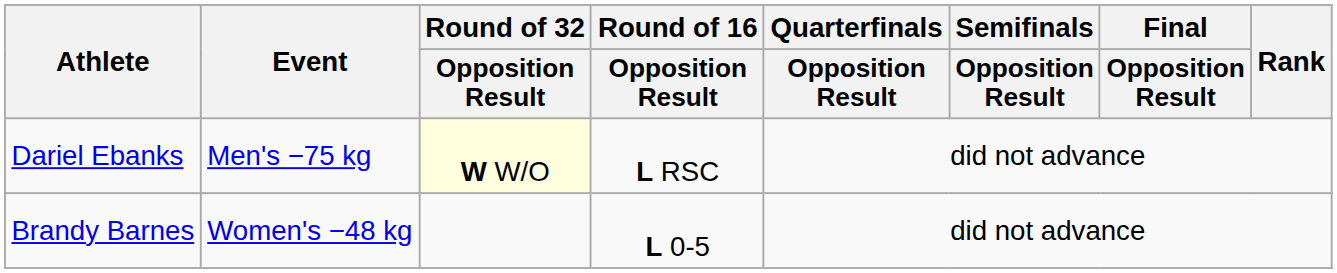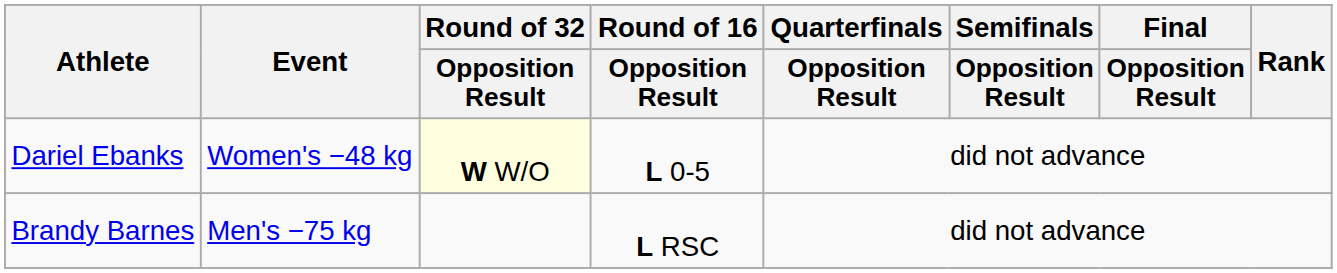(289, 156) Men's −75 kg -> (310, 156) Women's −48 kg
(678, 172) L RSC -> (678, 172) L 0-5
(310, 231) Women's −48 kg -> (289, 231) Men's −75 kg
(678, 246) L 0-5 -> (678, 246) L RSC
